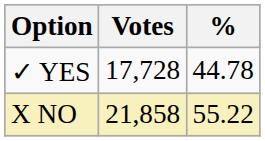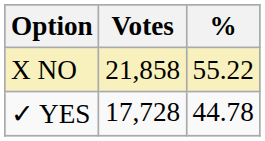rows swapped: (44, 114) <-> (51, 70)
